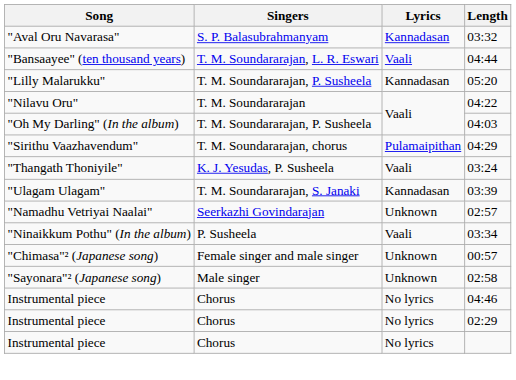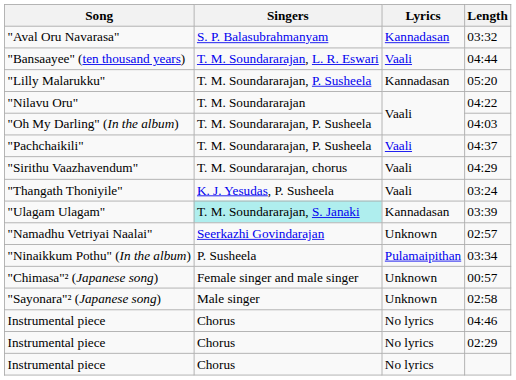+ row: (482, 146)
(423, 146) Pulamaipithan -> (398, 168) Vaali
(278, 190) no background -> (278, 211) paleturquoise background
(398, 233) Vaali -> (423, 255) Pulamaipithan
